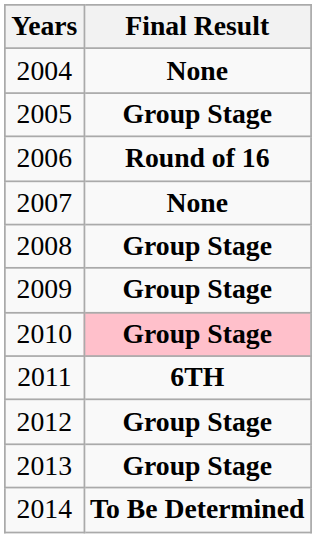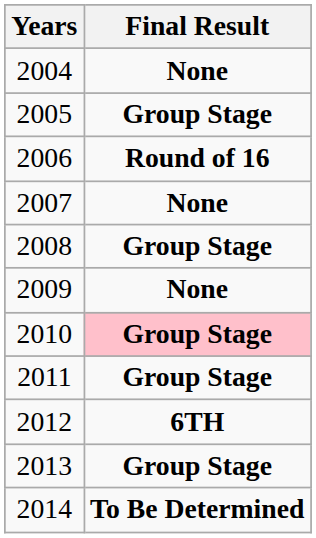(197, 289) Group Stage -> (197, 289) None
(197, 377) 6TH -> (197, 377) Group Stage
(197, 421) Group Stage -> (197, 421) 6TH
